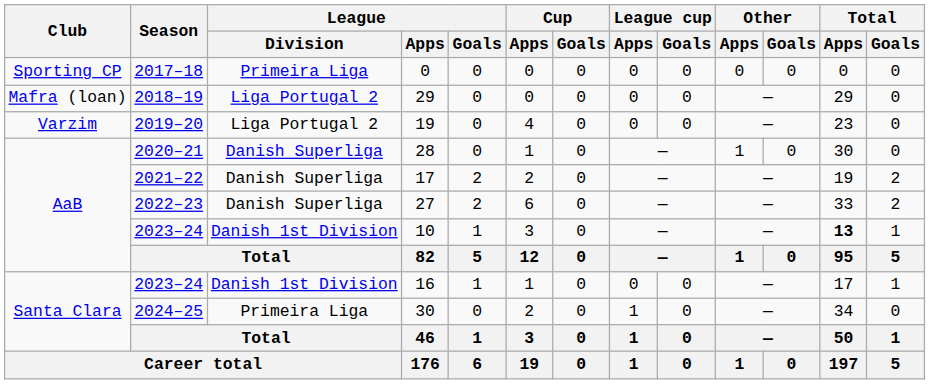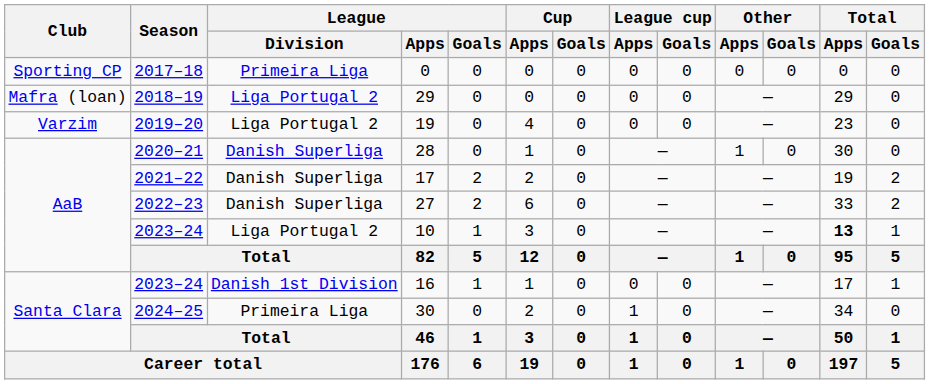(304, 232) Danish 1st Division -> (304, 232) Liga Portugal 2
